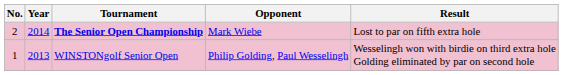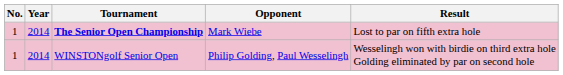(15, 31) 2 -> (15, 31) 1
(39, 55) 2013 -> (39, 55) 2014
